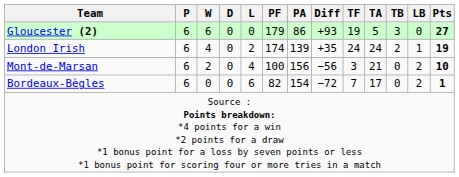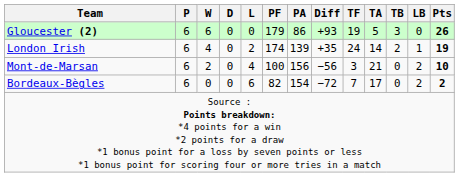(442, 31) 27 -> (442, 31) 26
(375, 48) 24 -> (375, 48) 14
(442, 84) 1 -> (442, 84) 2
